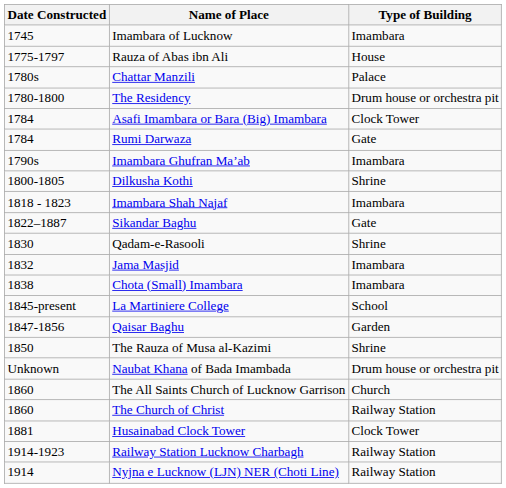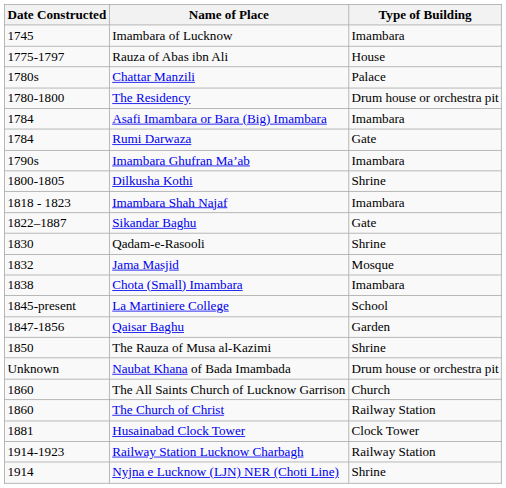(385, 118) Clock Tower -> (378, 118) Imambara
(378, 264) Imambara -> (373, 264) Mosque
(394, 472) Railway Station -> (369, 472) Shrine
